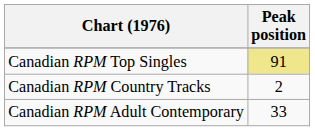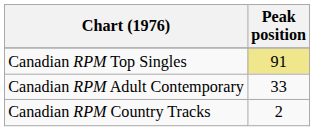rows swapped: (109, 86) <-> (126, 112)
